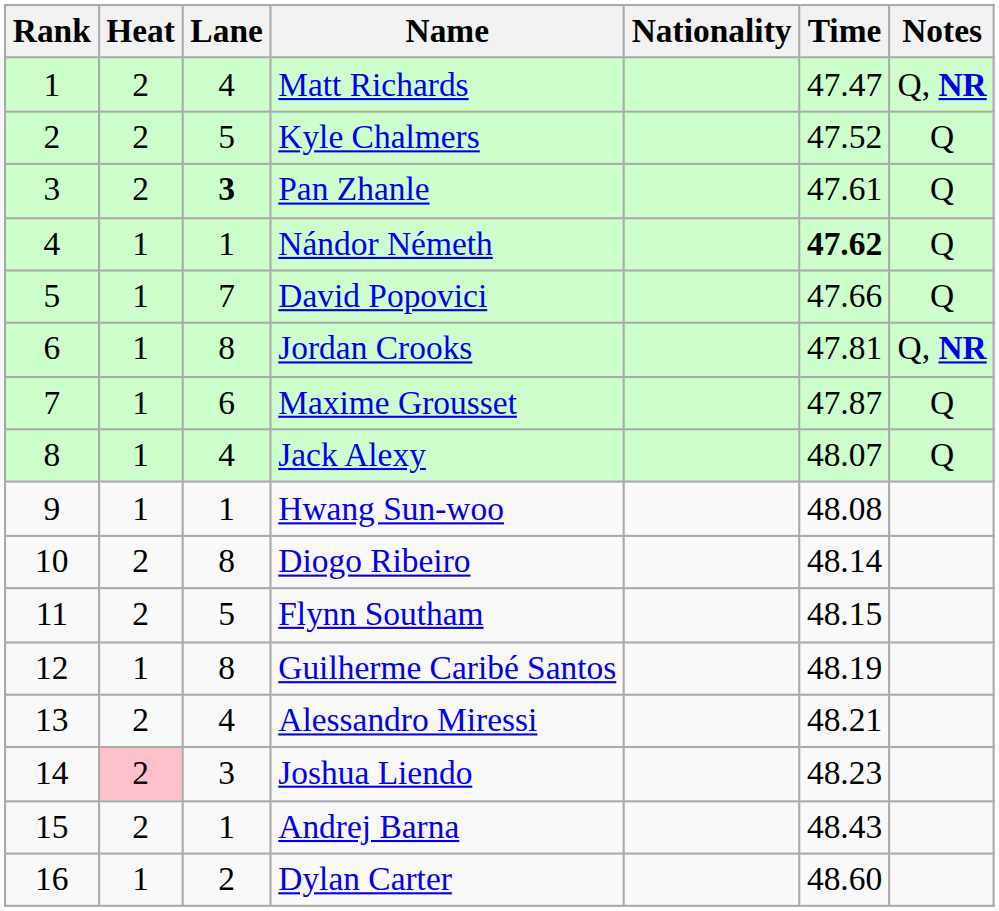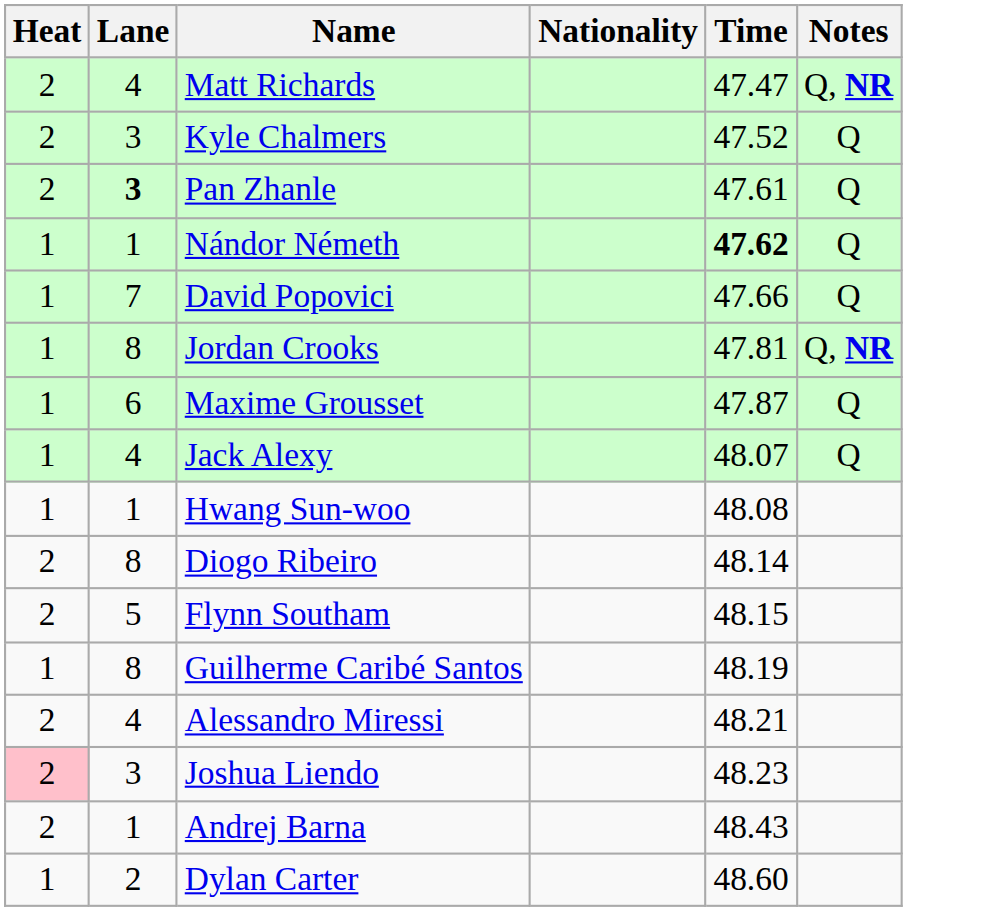- column: (52, 31)
(227, 137) 5 -> (133, 137) 3
